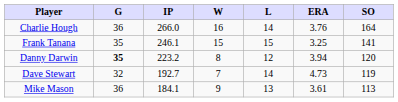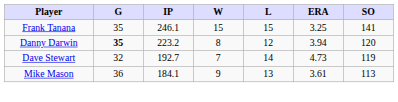- row: (49, 27)
